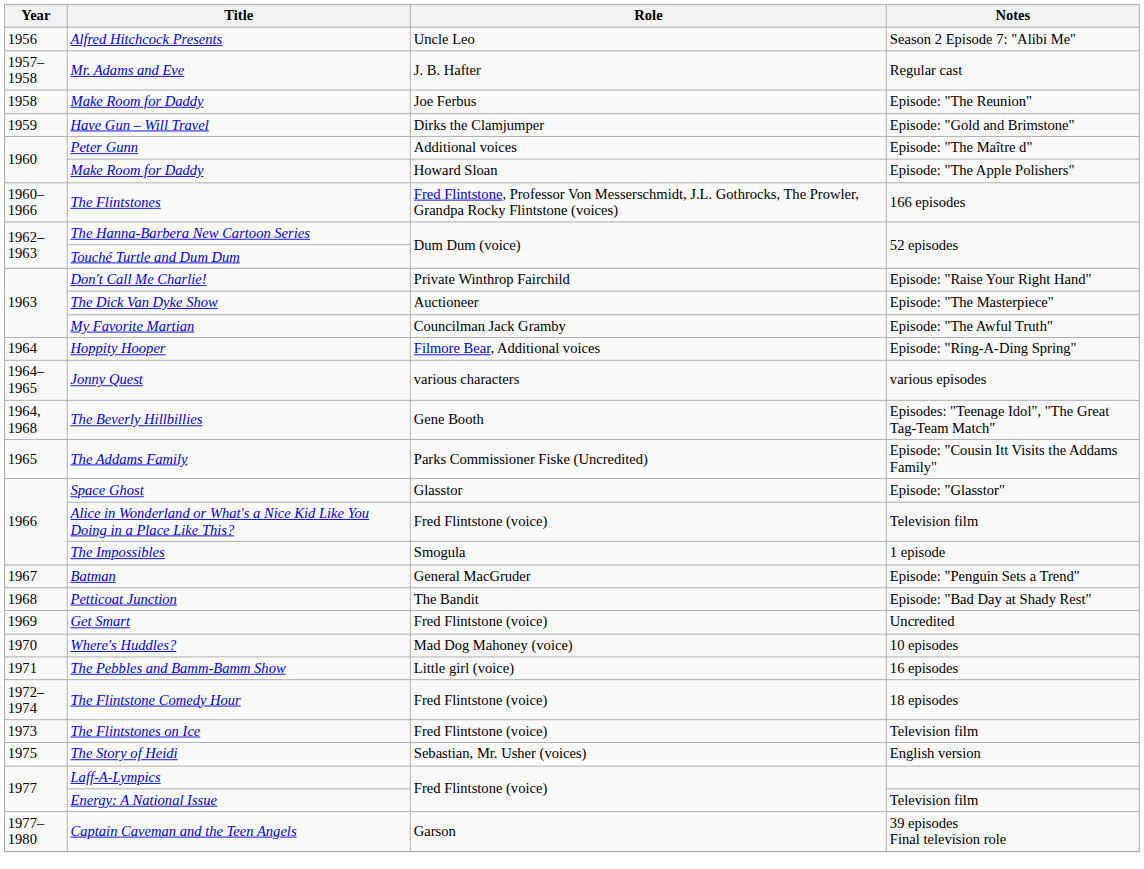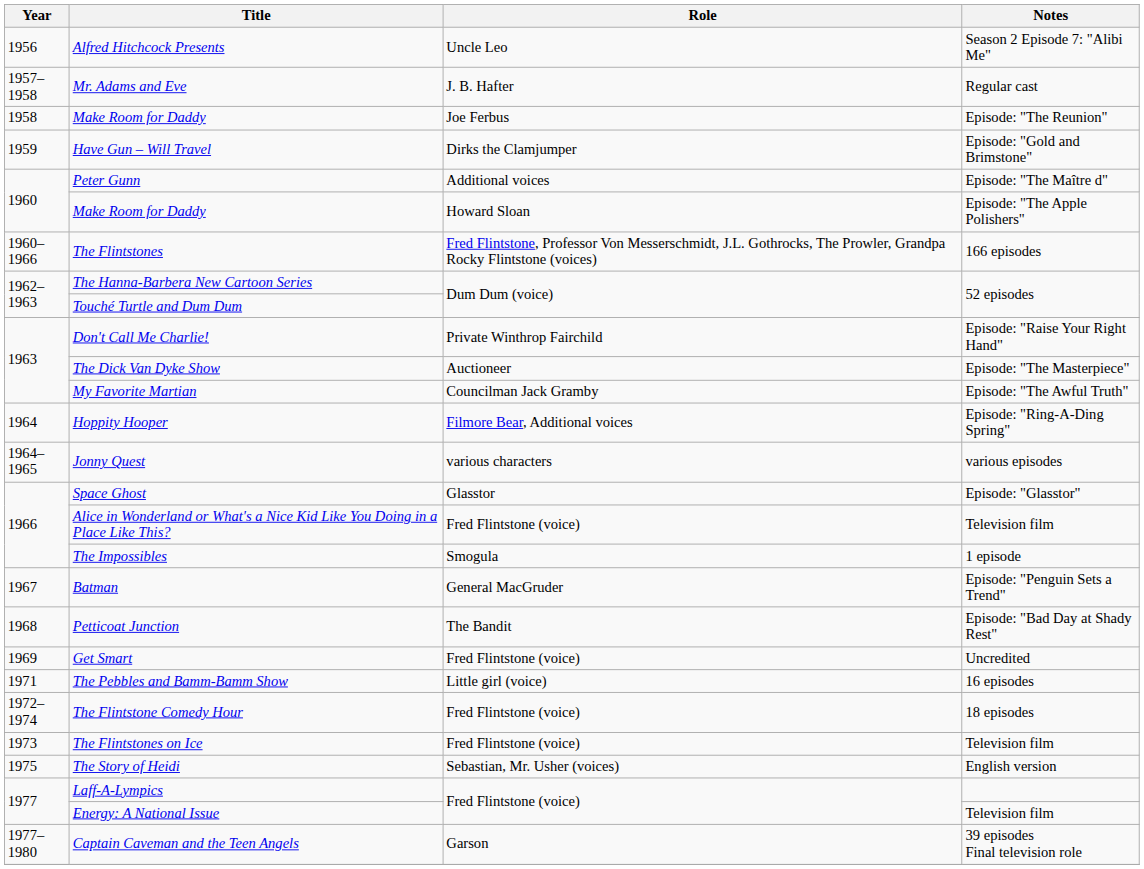- row: (136, 419)
- row: (129, 459)
- row: (123, 645)
